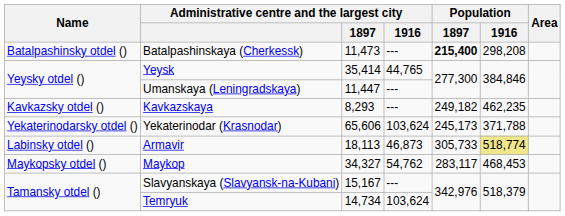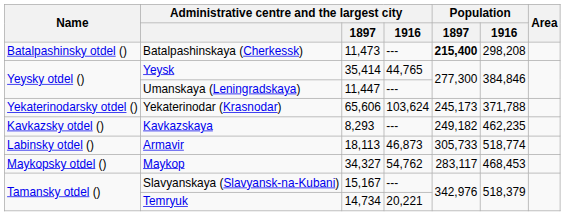rows swapped: (212, 126) <-> (178, 107)
(504, 145) khaki background -> (504, 145) no background
(408, 201) 103,624 -> (404, 201) 20,221
